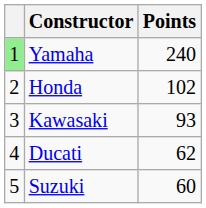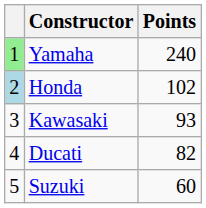(14, 87) no background -> (14, 87) lightblue background
(186, 153) 62 -> (186, 153) 82
